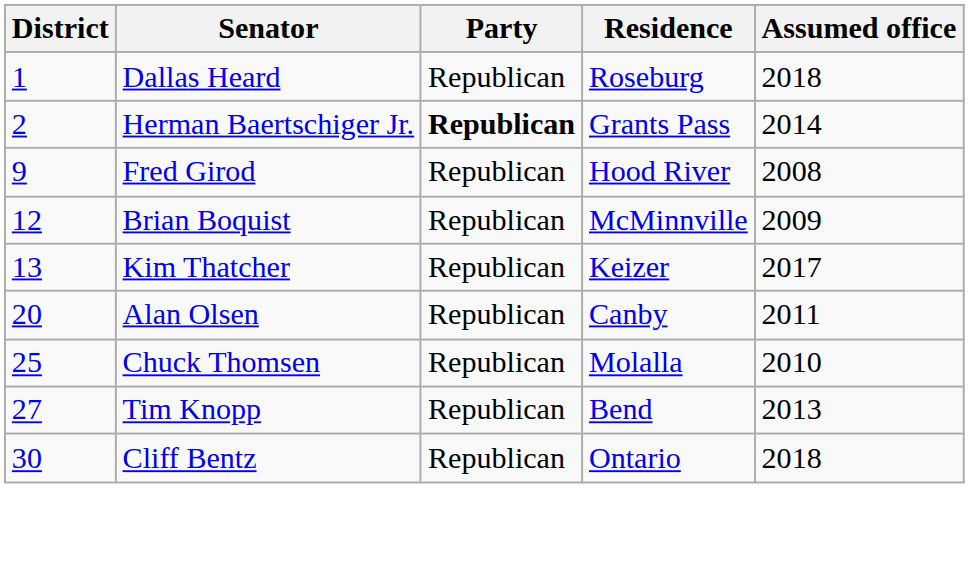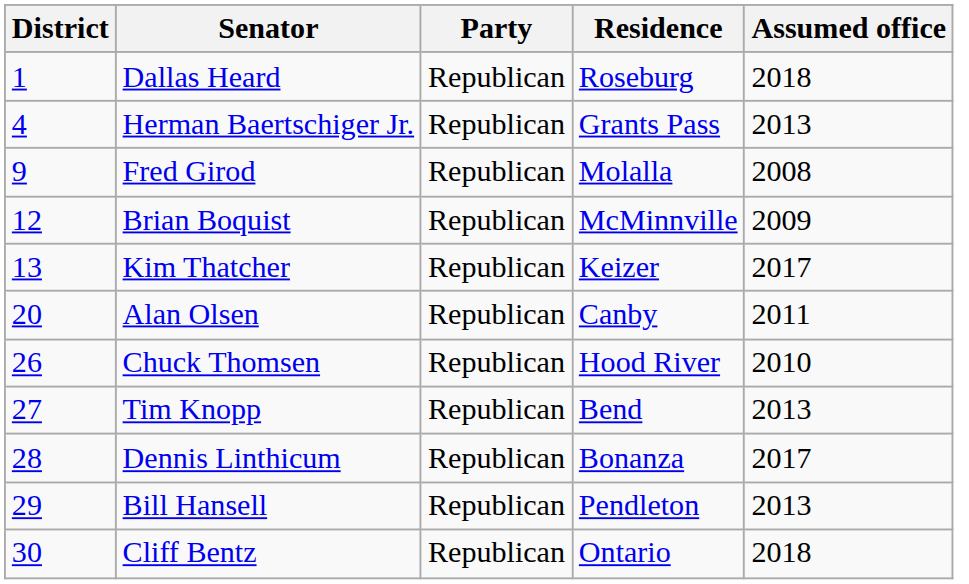(19, 123) 2 -> (19, 123) 4
(502, 123) bold -> (497, 123) normal
(792, 123) 2014 -> (782, 123) 2013
(660, 171) Hood River -> (626, 171) Molalla
(27, 362) 25 -> (27, 362) 26
(636, 362) Molalla -> (649, 362) Hood River
+ row: (232, 457)
+ row: (195, 505)
